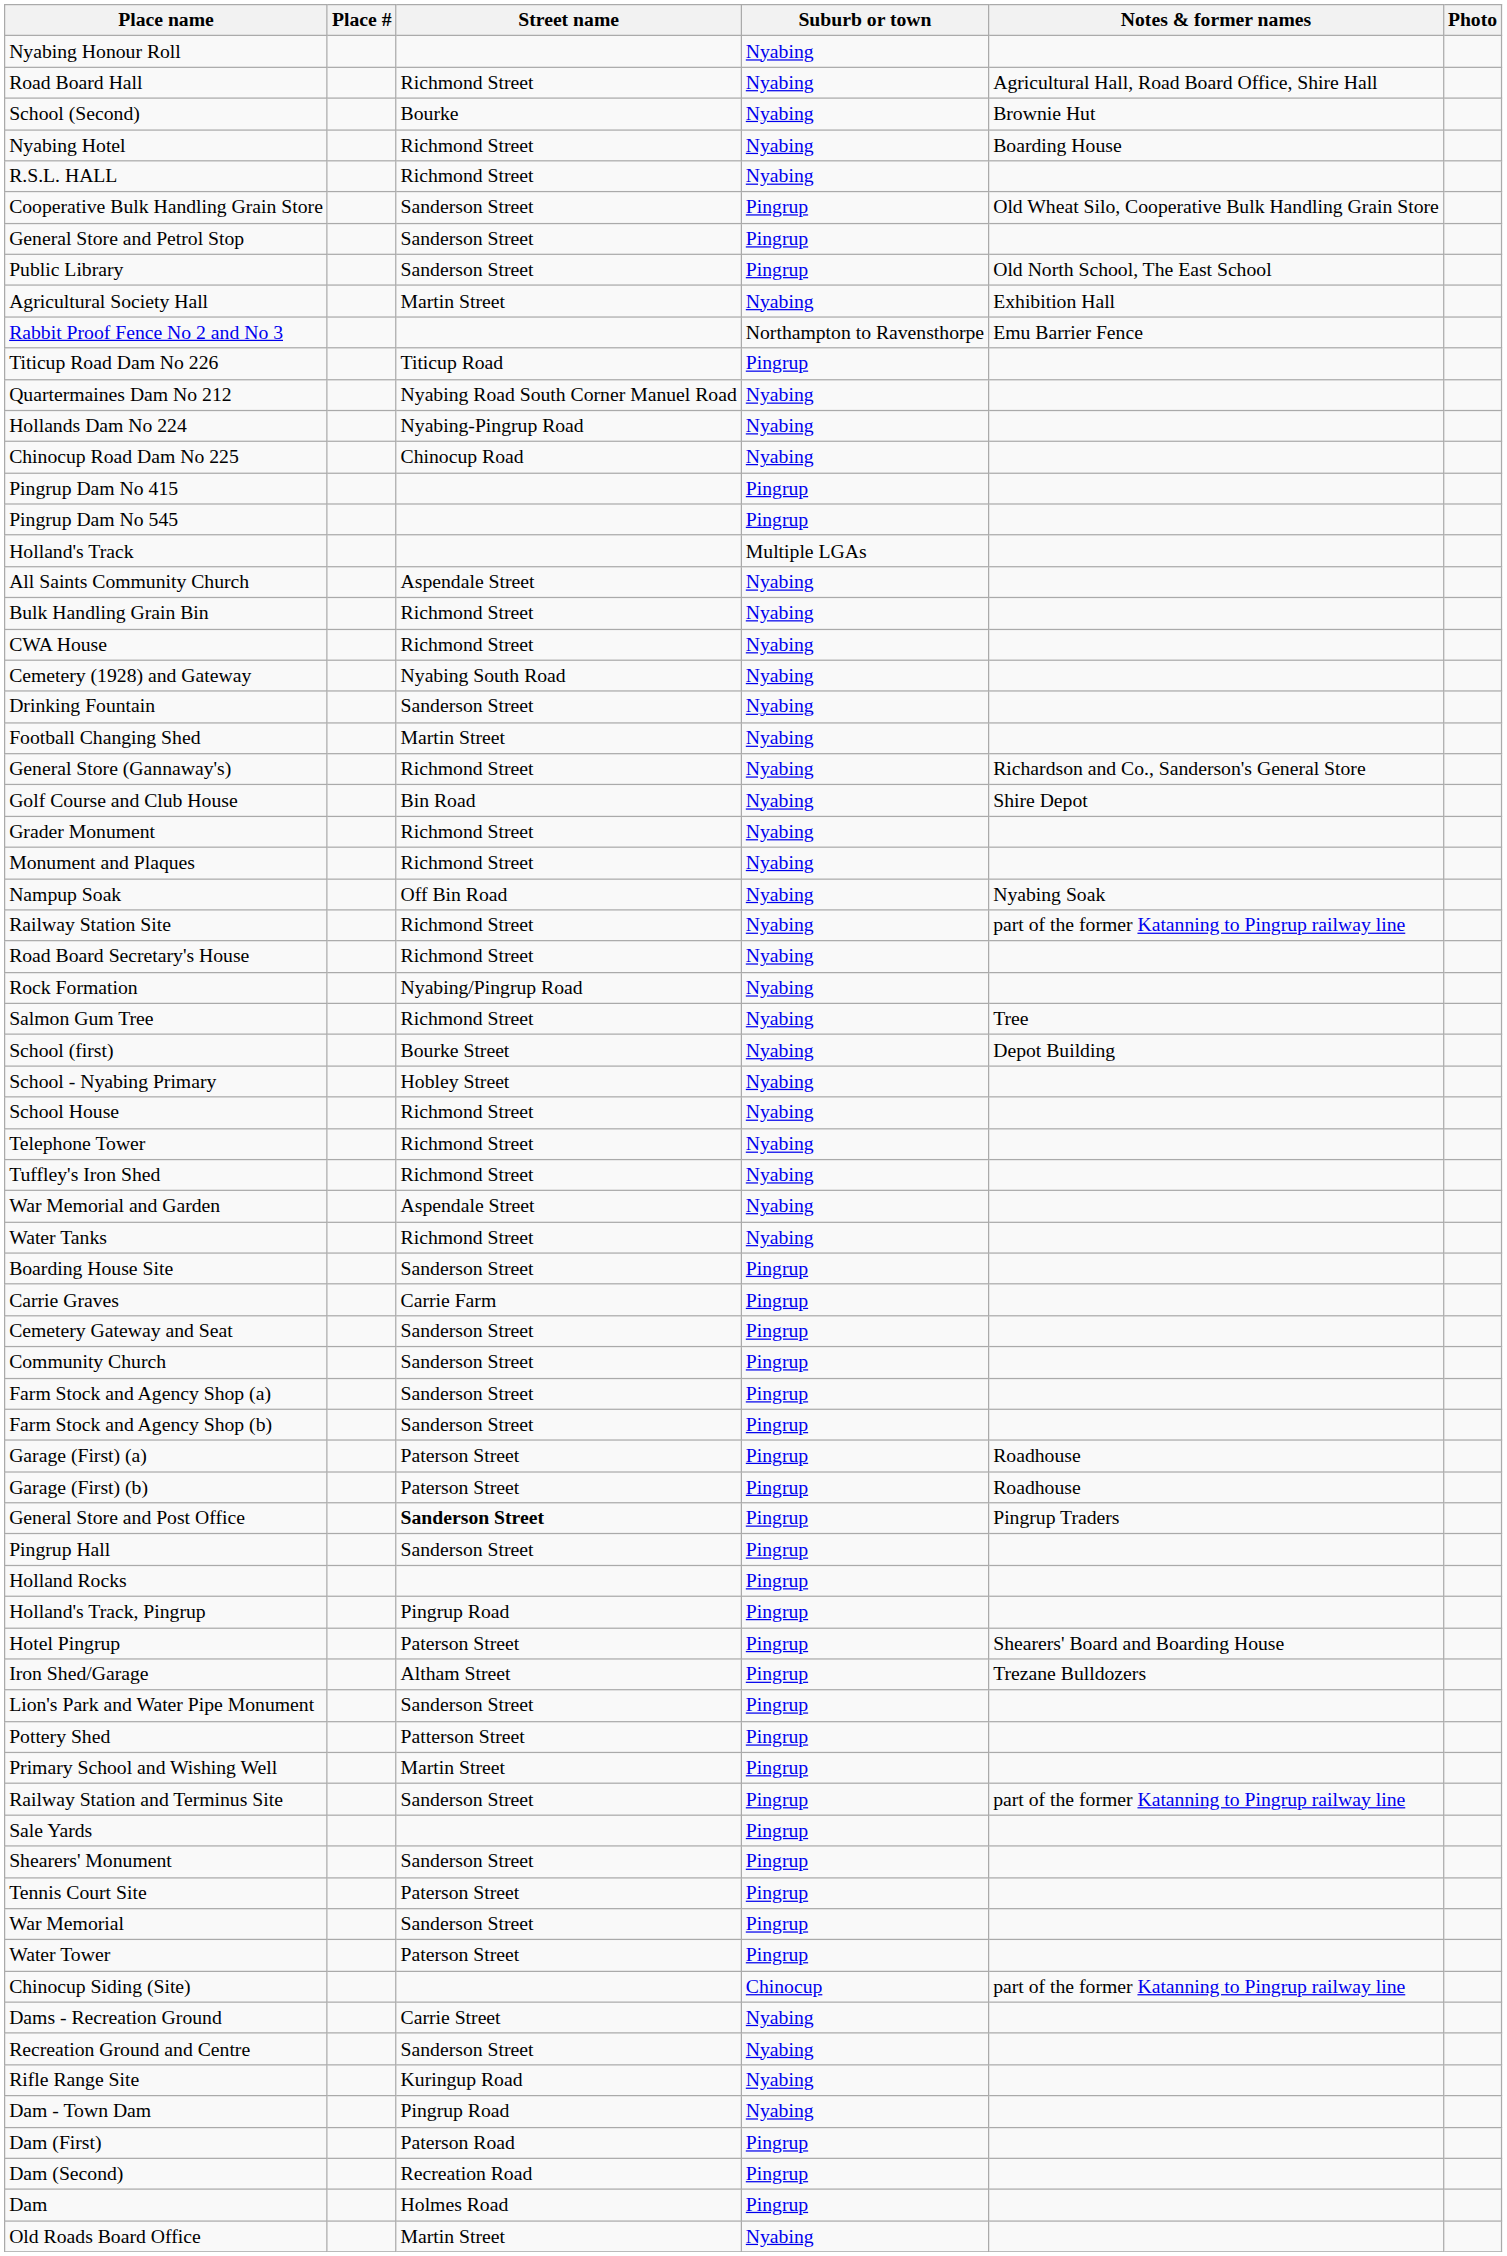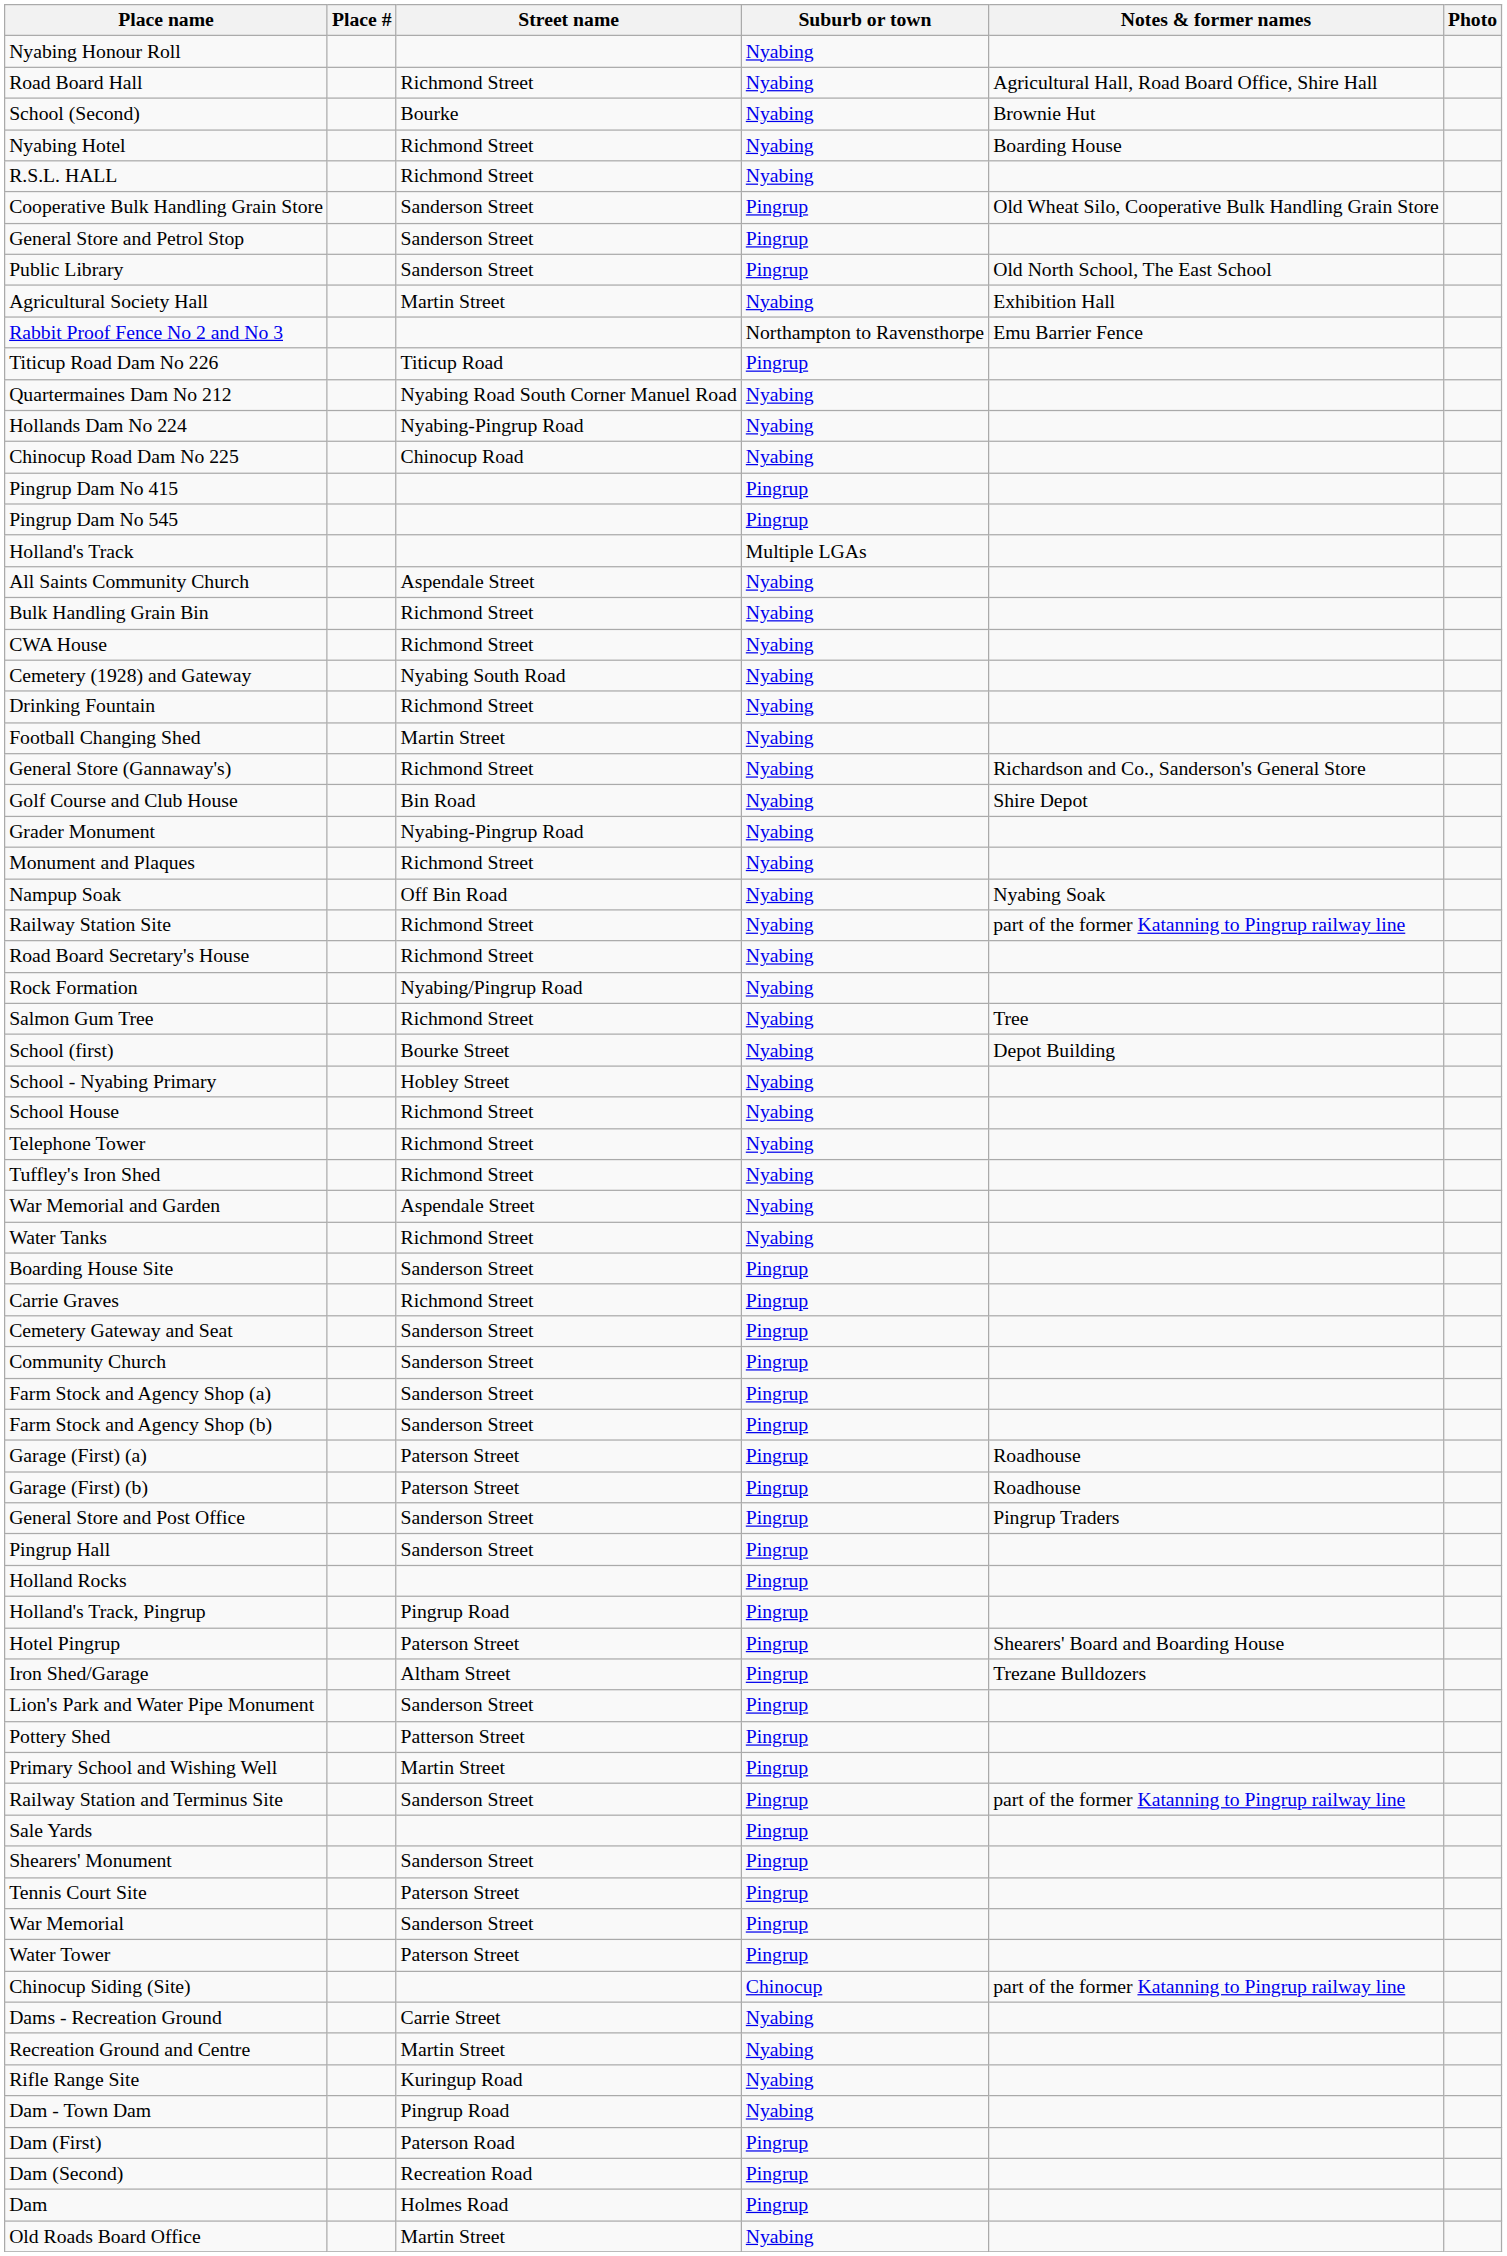(467, 706) Sanderson Street -> (467, 706) Richmond Street
(467, 831) Richmond Street -> (492, 831) Nyabing-Pingrup Road
(448, 1299) Carrie Farm -> (467, 1299) Richmond Street
(472, 1518) bold -> (467, 1518) normal
(467, 2048) Sanderson Street -> (453, 2048) Martin Street
